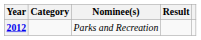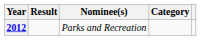columns swapped: (50, 12) <-> (176, 12)
